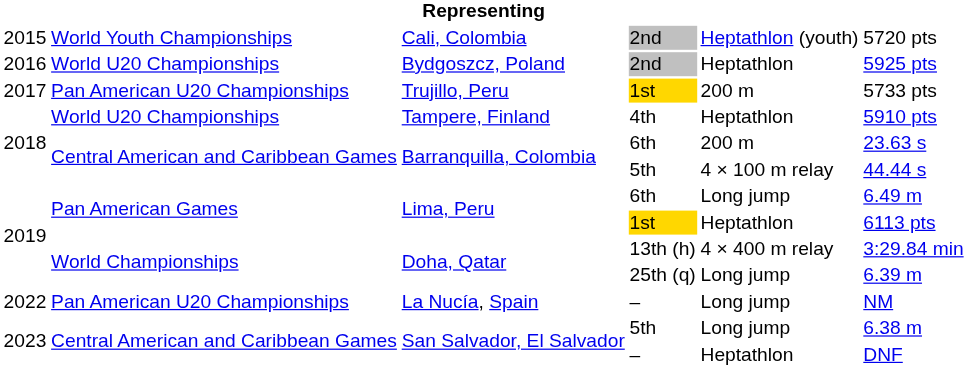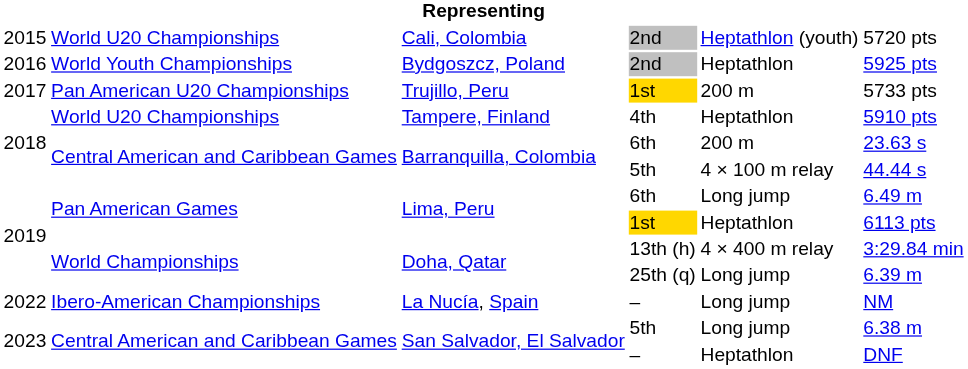(172, 37) World Youth Championships -> (165, 37) World U20 Championships
(165, 64) World U20 Championships -> (172, 64) World Youth Championships
(200, 301) Pan American U20 Championships -> (186, 301) Ibero-American Championships
